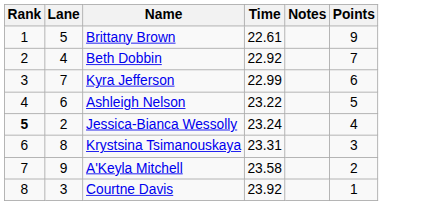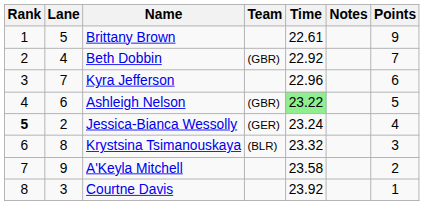+ column: (265, 15)
(265, 80) 22.99 -> (306, 80) 22.96
(265, 102) no background -> (306, 102) lightgreen background
(265, 146) 23.31 -> (306, 146) 23.32
